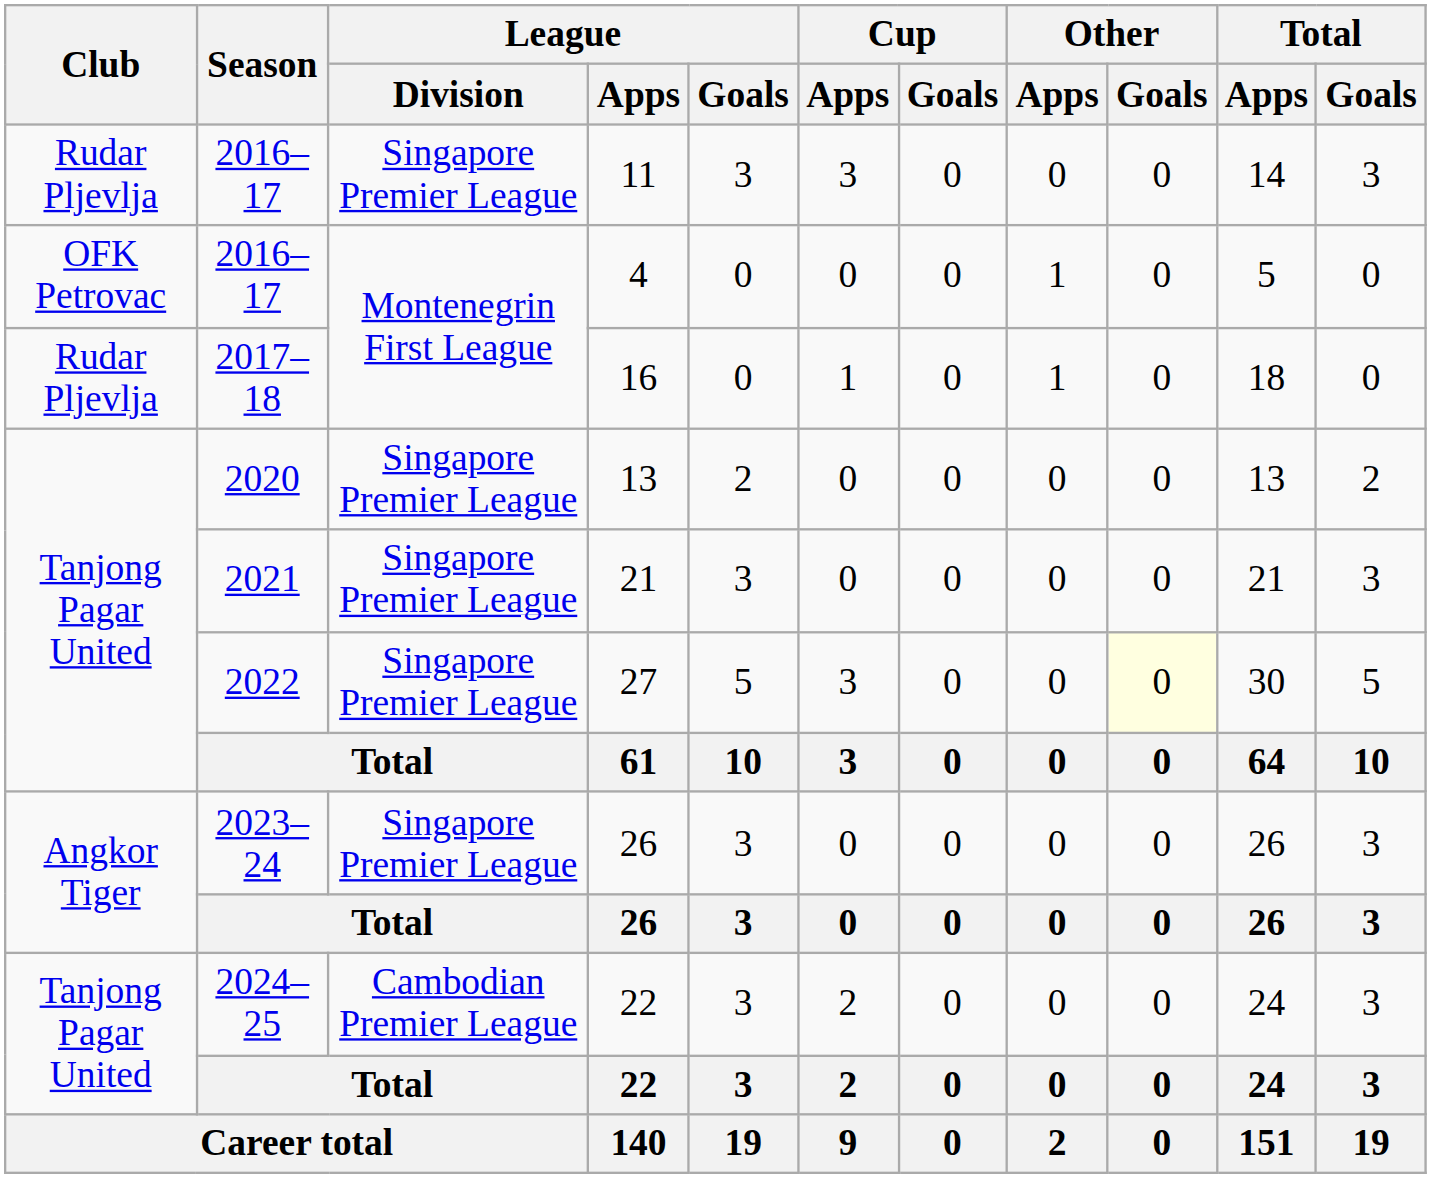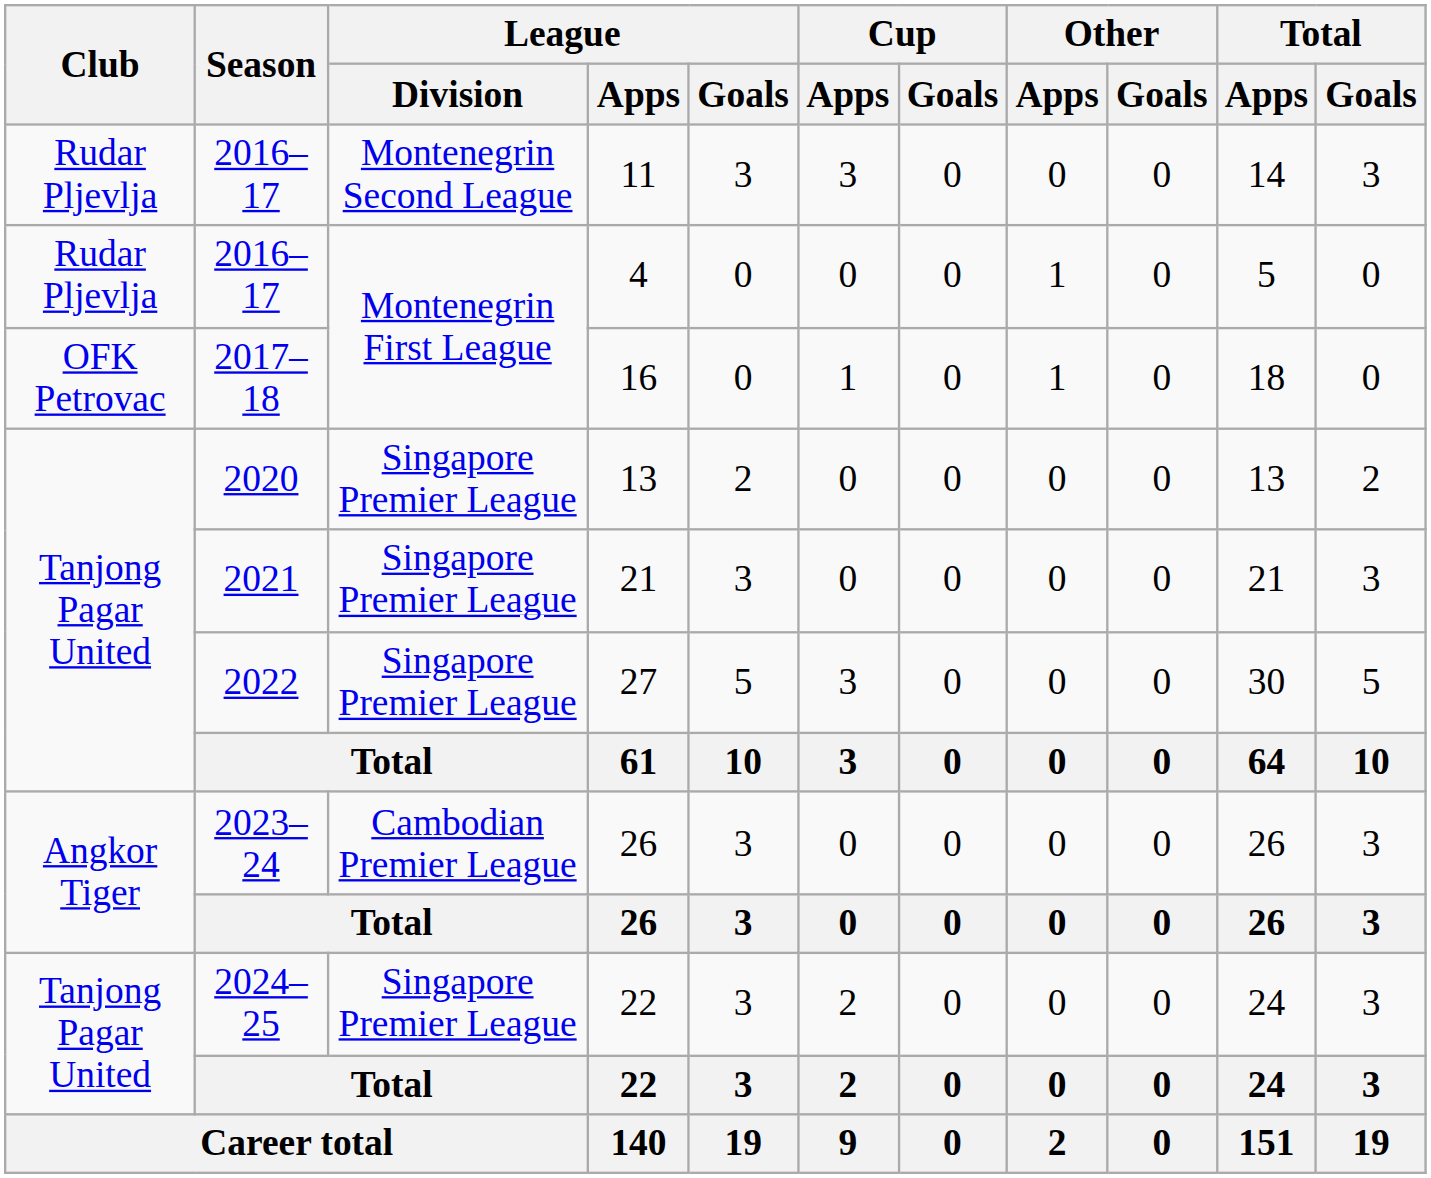(458, 174) Singapore Premier League -> (458, 174) Montenegrin Second League
(101, 275) OFK Petrovac -> (100, 275) Rudar Pljevlja
(101, 376) Rudar Pljevlja -> (100, 376) OFK Petrovac
(1162, 681) lightyellow background -> (1162, 681) no background
(458, 842) Singapore Premier League -> (458, 842) Cambodian Premier League
(458, 1003) Cambodian Premier League -> (458, 1003) Singapore Premier League
